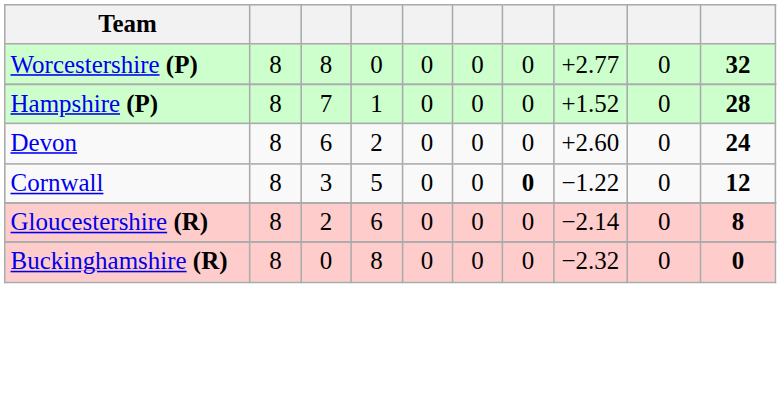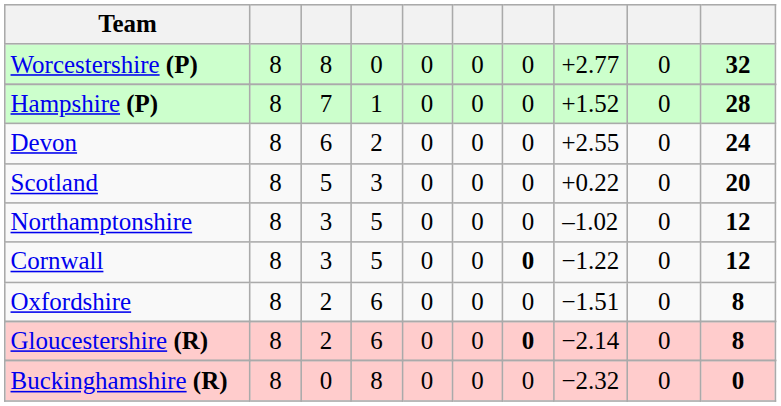(590, 143) +2.60 -> (590, 143) +2.55
+ row: (54, 182)
+ row: (101, 222)
+ row: (71, 301)
(528, 222) normal -> (528, 340) bold
